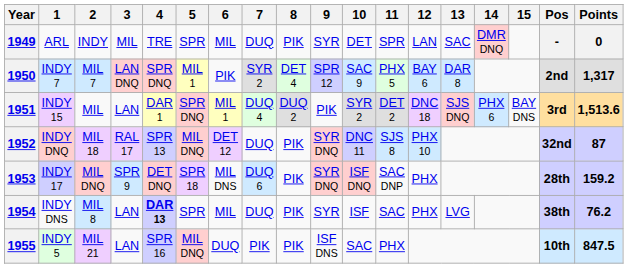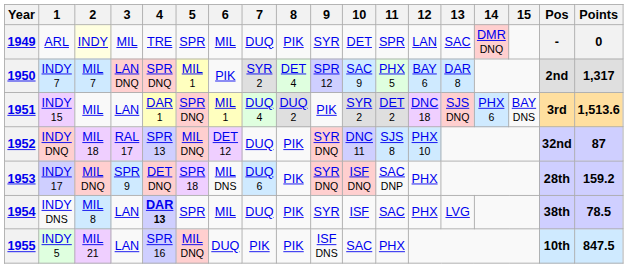(93, 42) no background -> (93, 42) lightyellow background
(599, 212) 76.2 -> (599, 212) 78.5
